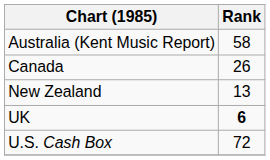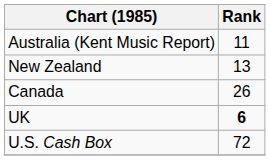(242, 42) 58 -> (242, 42) 11
rows swapped: (36, 67) <-> (55, 92)
